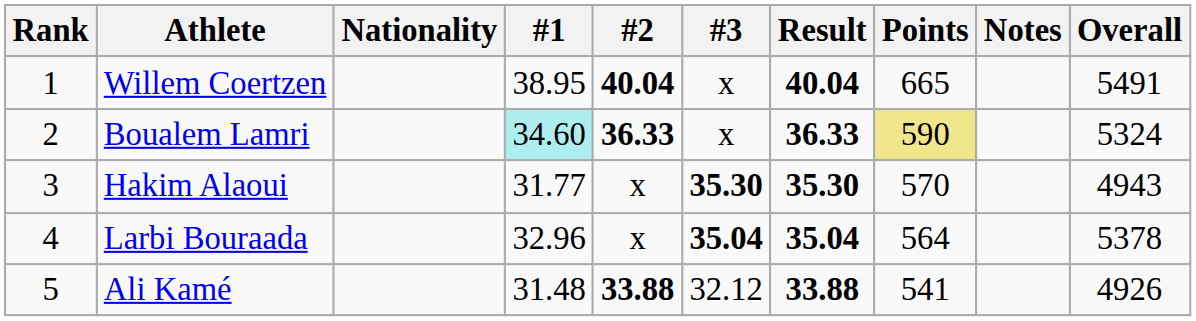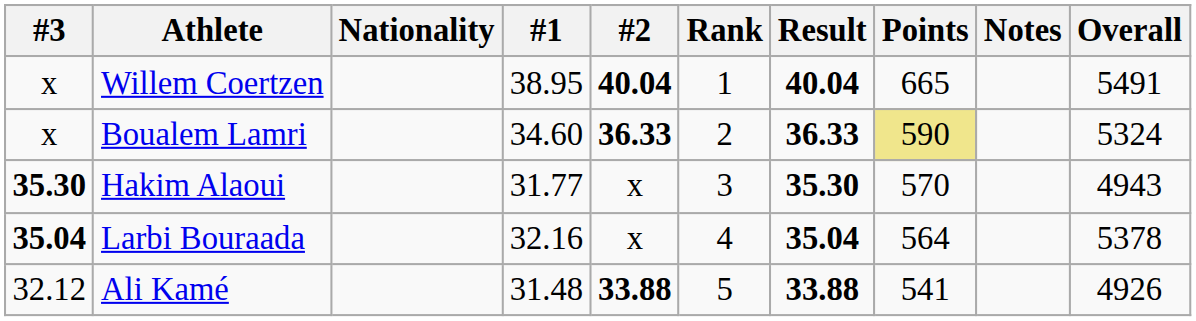columns swapped: (51, 30) <-> (726, 30)
(549, 133) paleturquoise background -> (546, 133) no background
(549, 237) 32.96 -> (546, 237) 32.16
